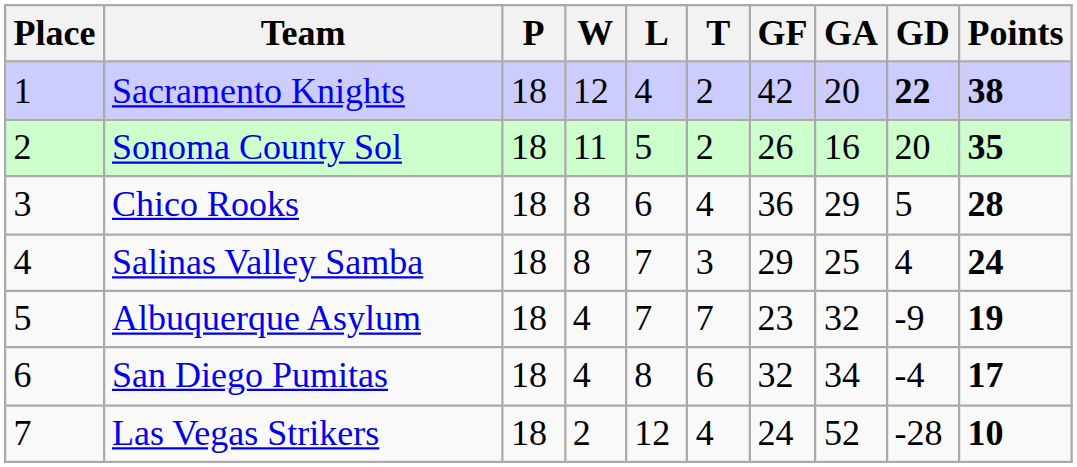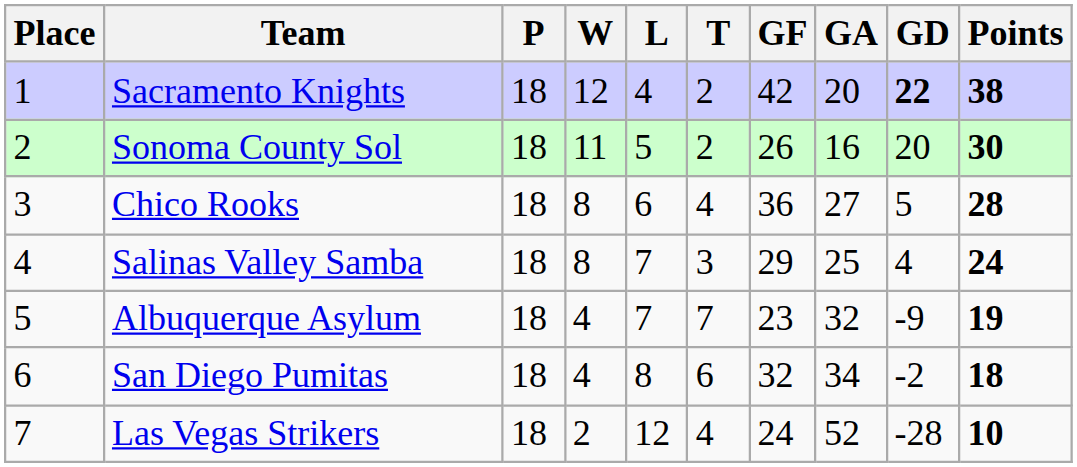(985, 147) 35 -> (985, 147) 30
(842, 204) 29 -> (842, 204) 27
(910, 375) -4 -> (910, 375) -2
(985, 375) 17 -> (985, 375) 18
